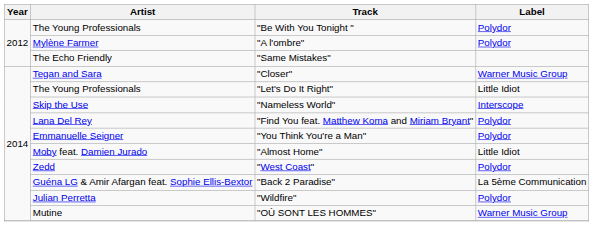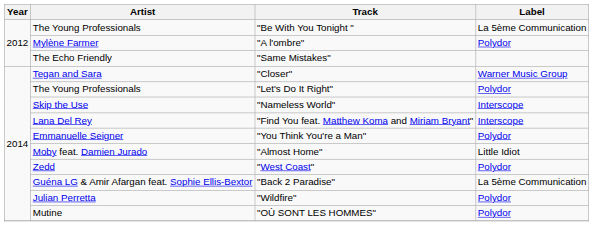(494, 27) Polydor -> (532, 27) La 5ème Communication
(499, 89) Little Idiot -> (494, 89) Polydor
(494, 120) Polydor -> (501, 120) Interscope
(523, 213) Warner Music Group -> (494, 213) Polydor
